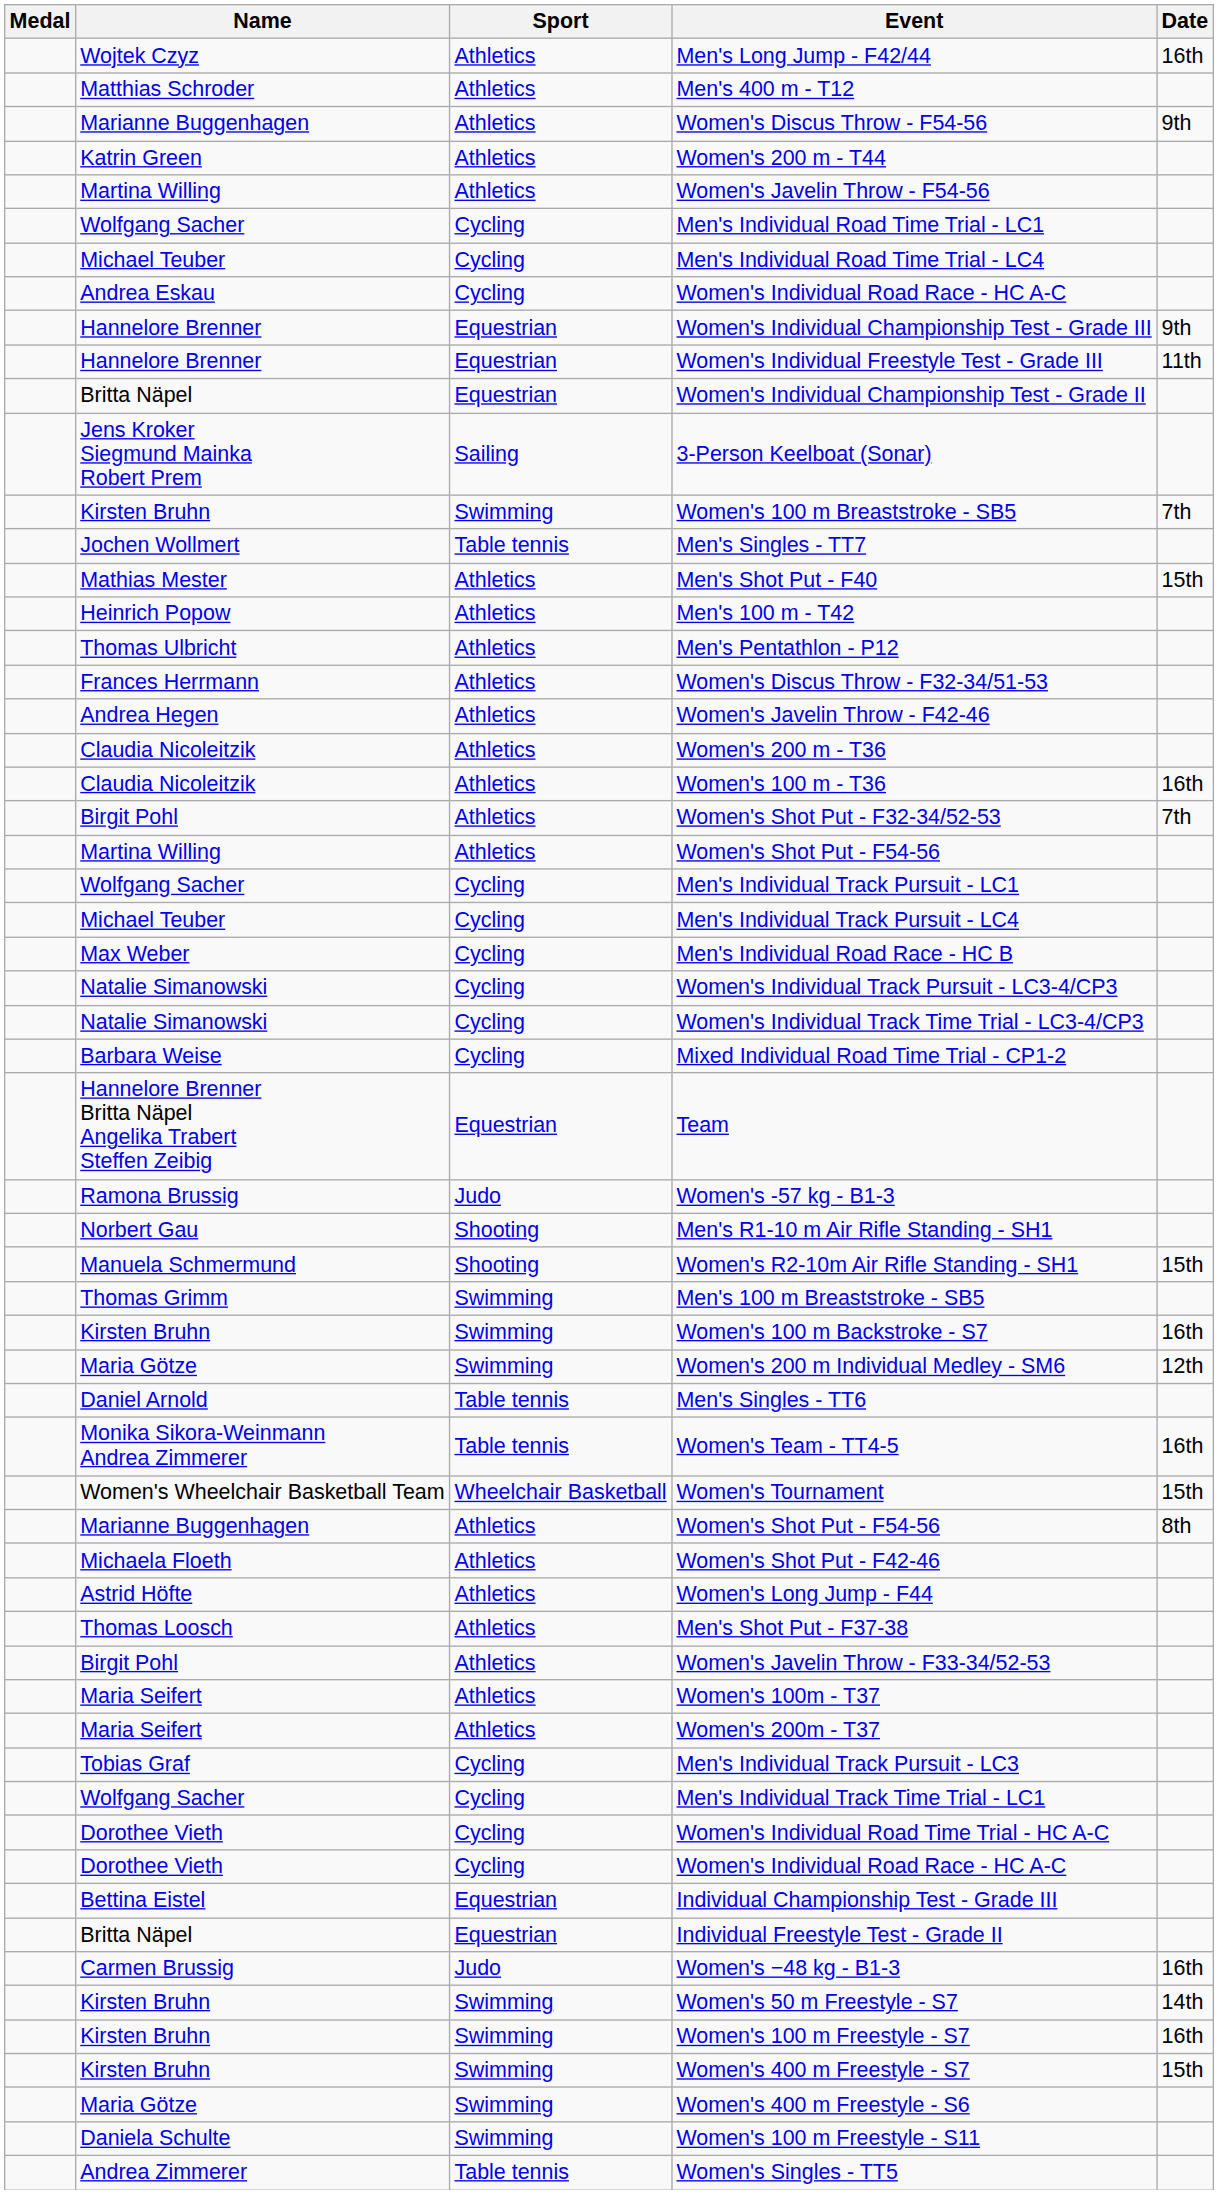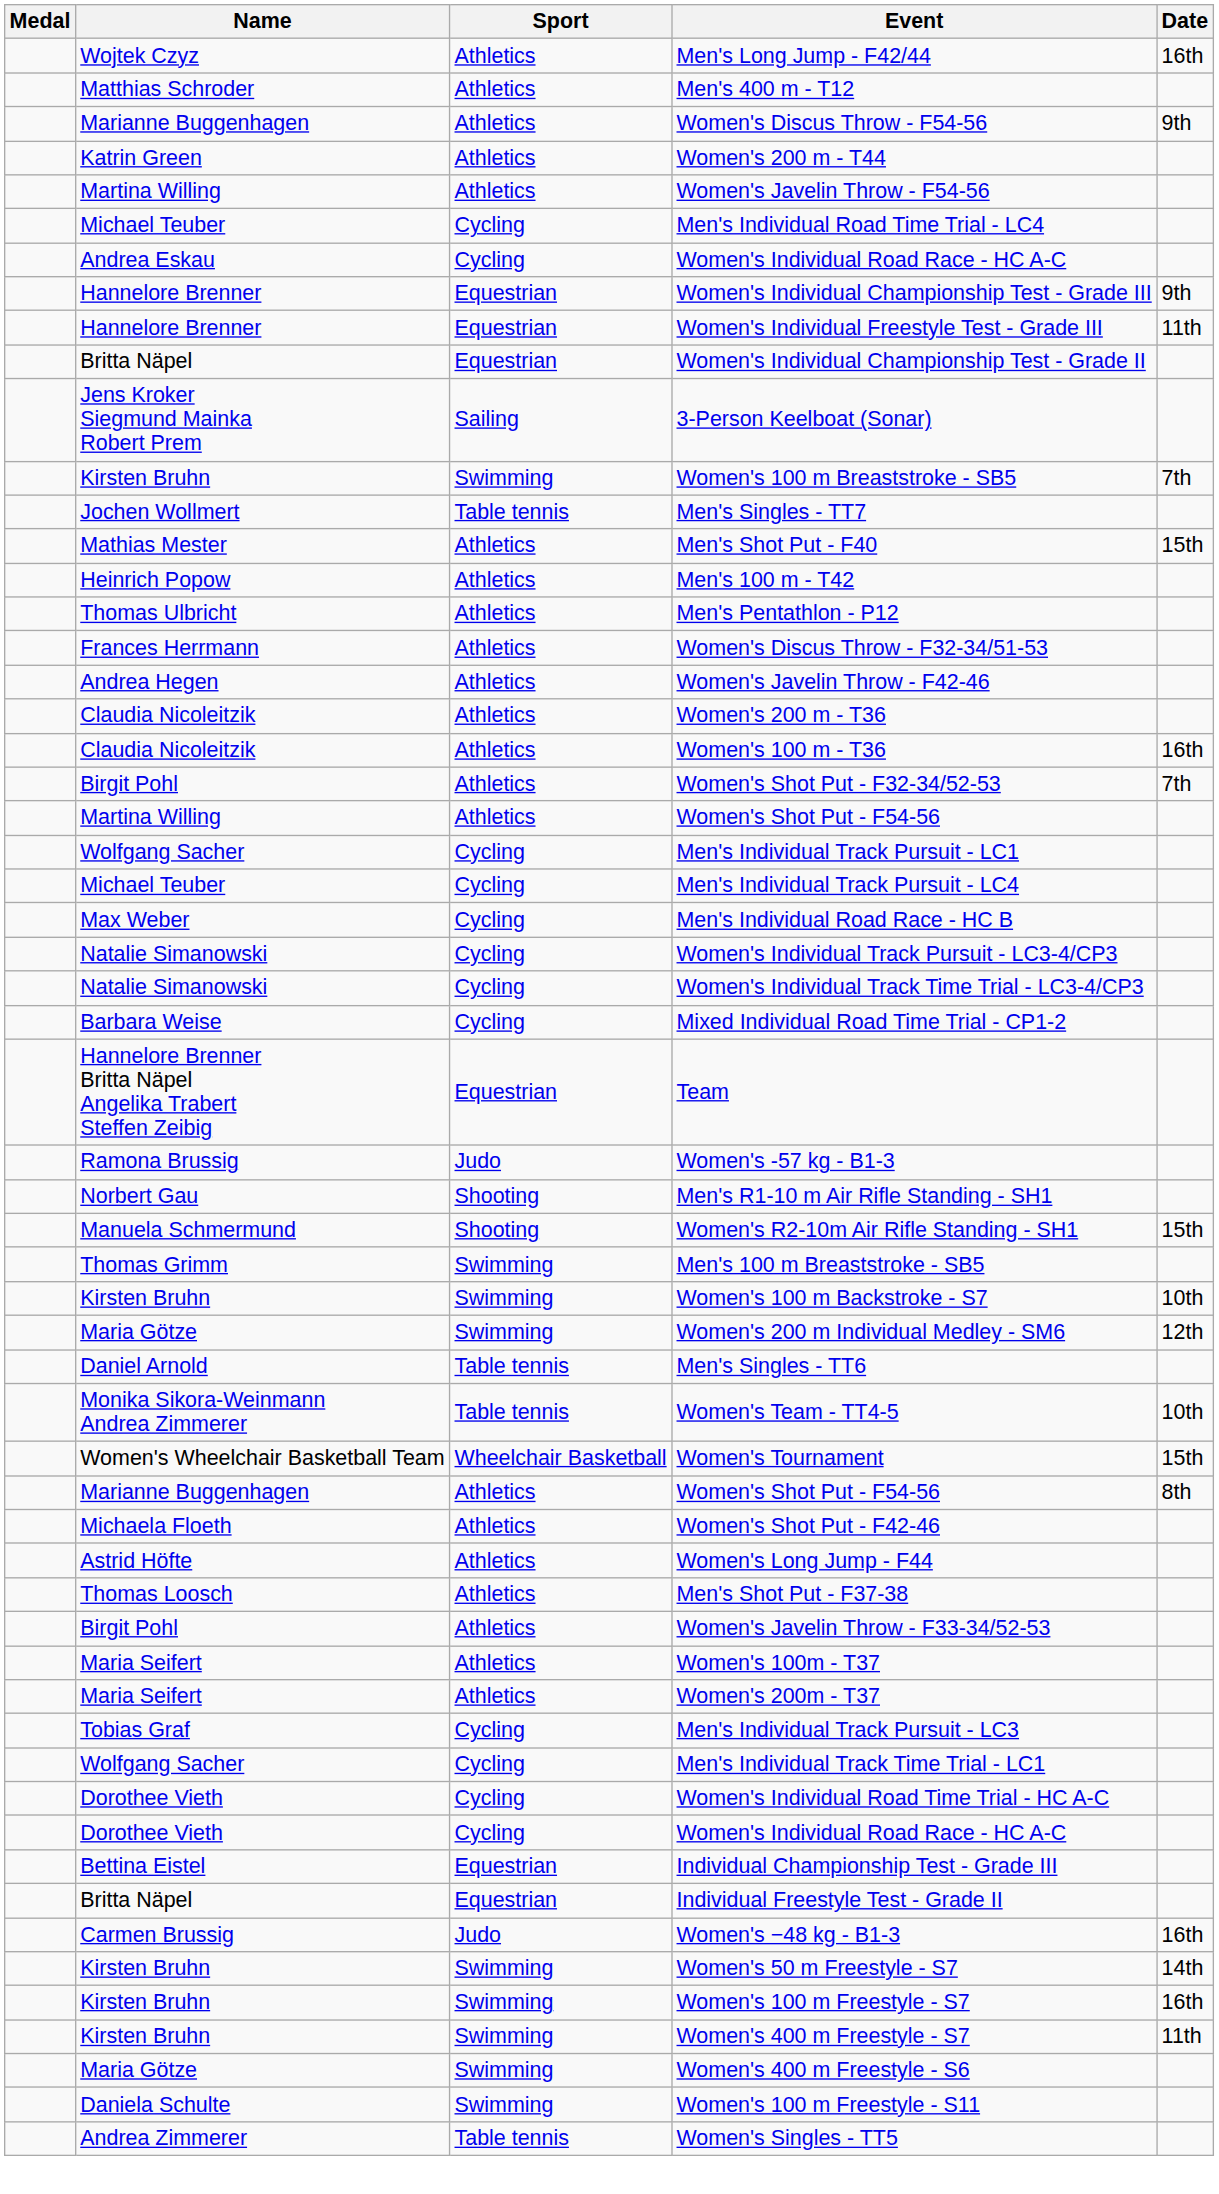- row: (162, 225)
(1182, 1332) 16th -> (1182, 1298) 10th
(1182, 1446) 16th -> (1182, 1412) 10th
(1182, 2070) 15th -> (1182, 2036) 11th
